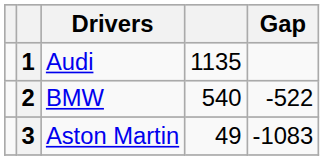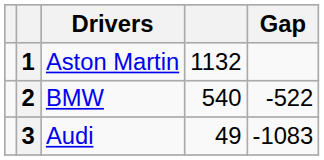(70, 62) Audi -> (113, 62) Aston Martin
(216, 62) 1135 -> (216, 62) 1132
(113, 137) Aston Martin -> (70, 137) Audi
